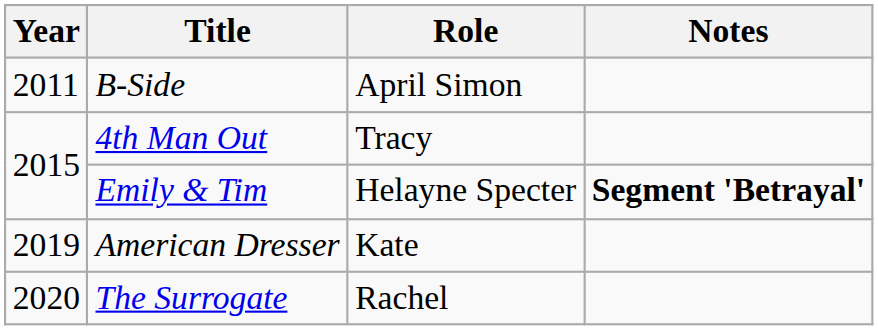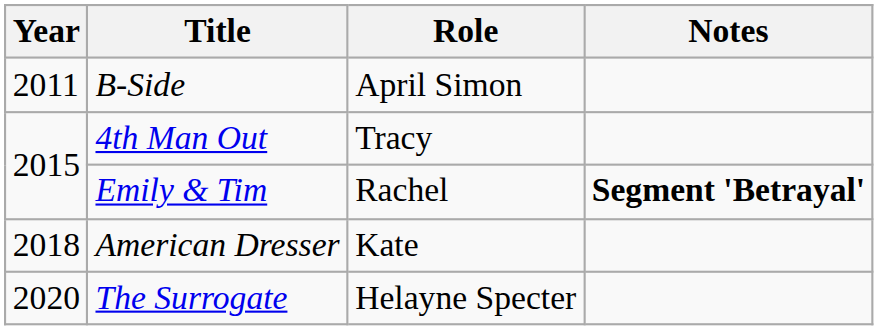(466, 191) Helayne Specter -> (402, 191) Rachel
(46, 244) 2019 -> (46, 244) 2018
(402, 297) Rachel -> (466, 297) Helayne Specter
